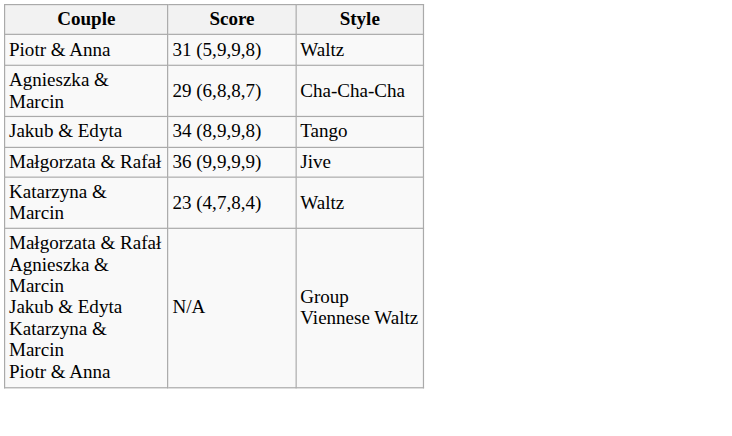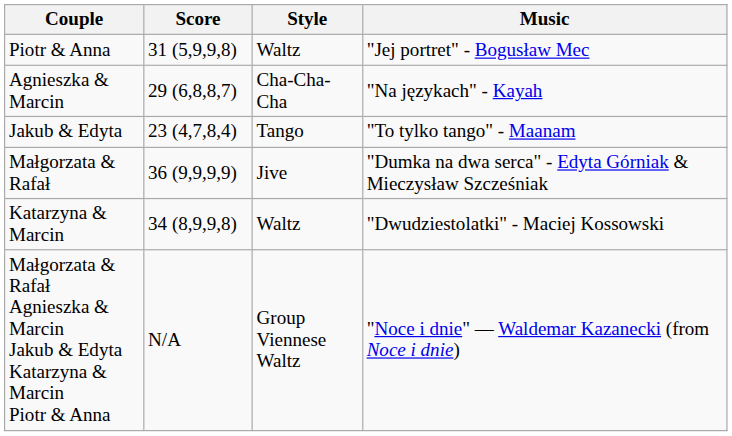+ column: (545, 19)
(217, 131) 34 (8,9,9,8) -> (193, 131) 23 (4,7,8,4)
(217, 202) 23 (4,7,8,4) -> (193, 224) 34 (8,9,9,8)
